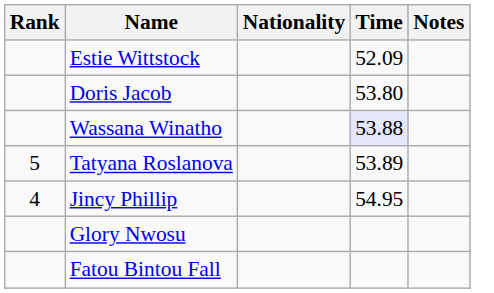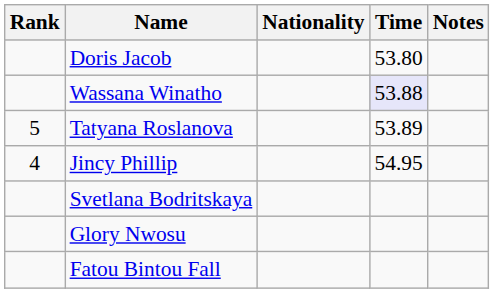- row: (135, 57)
+ row: (161, 199)
